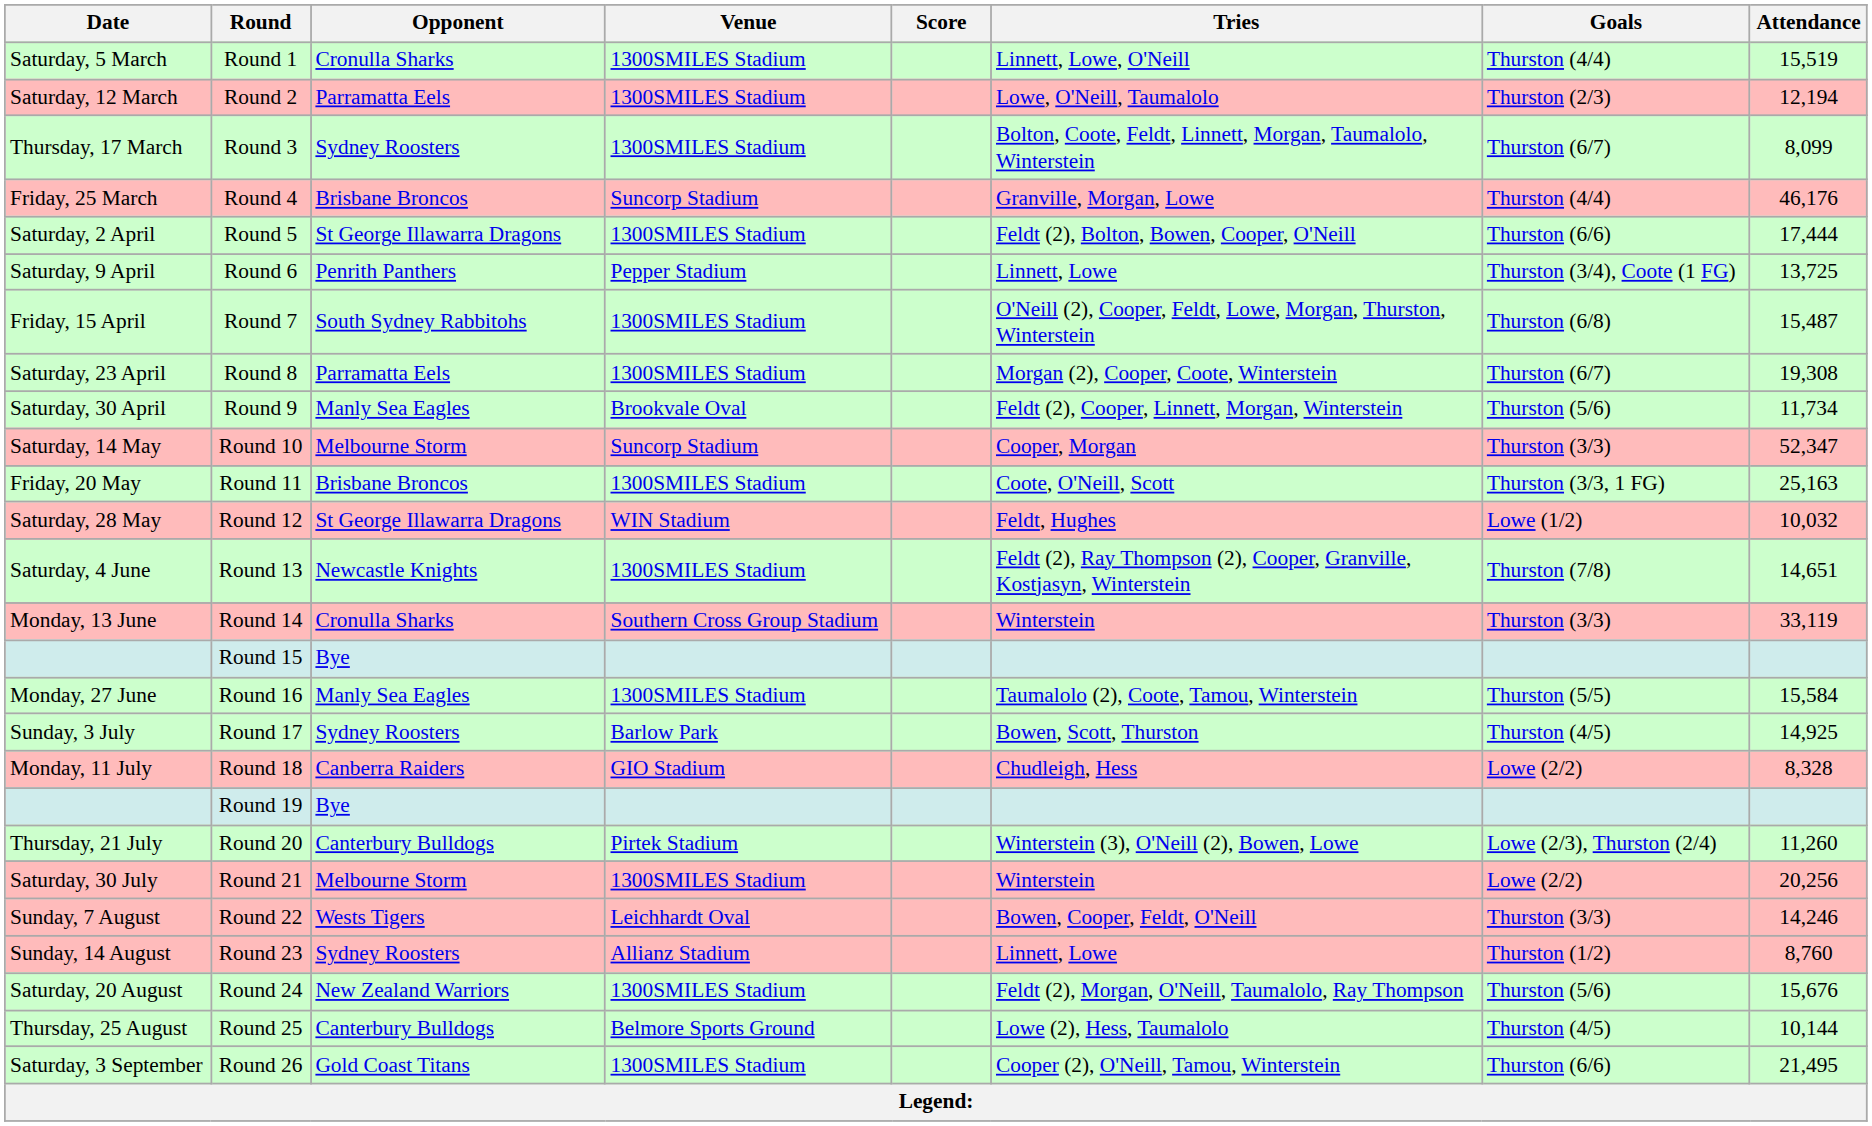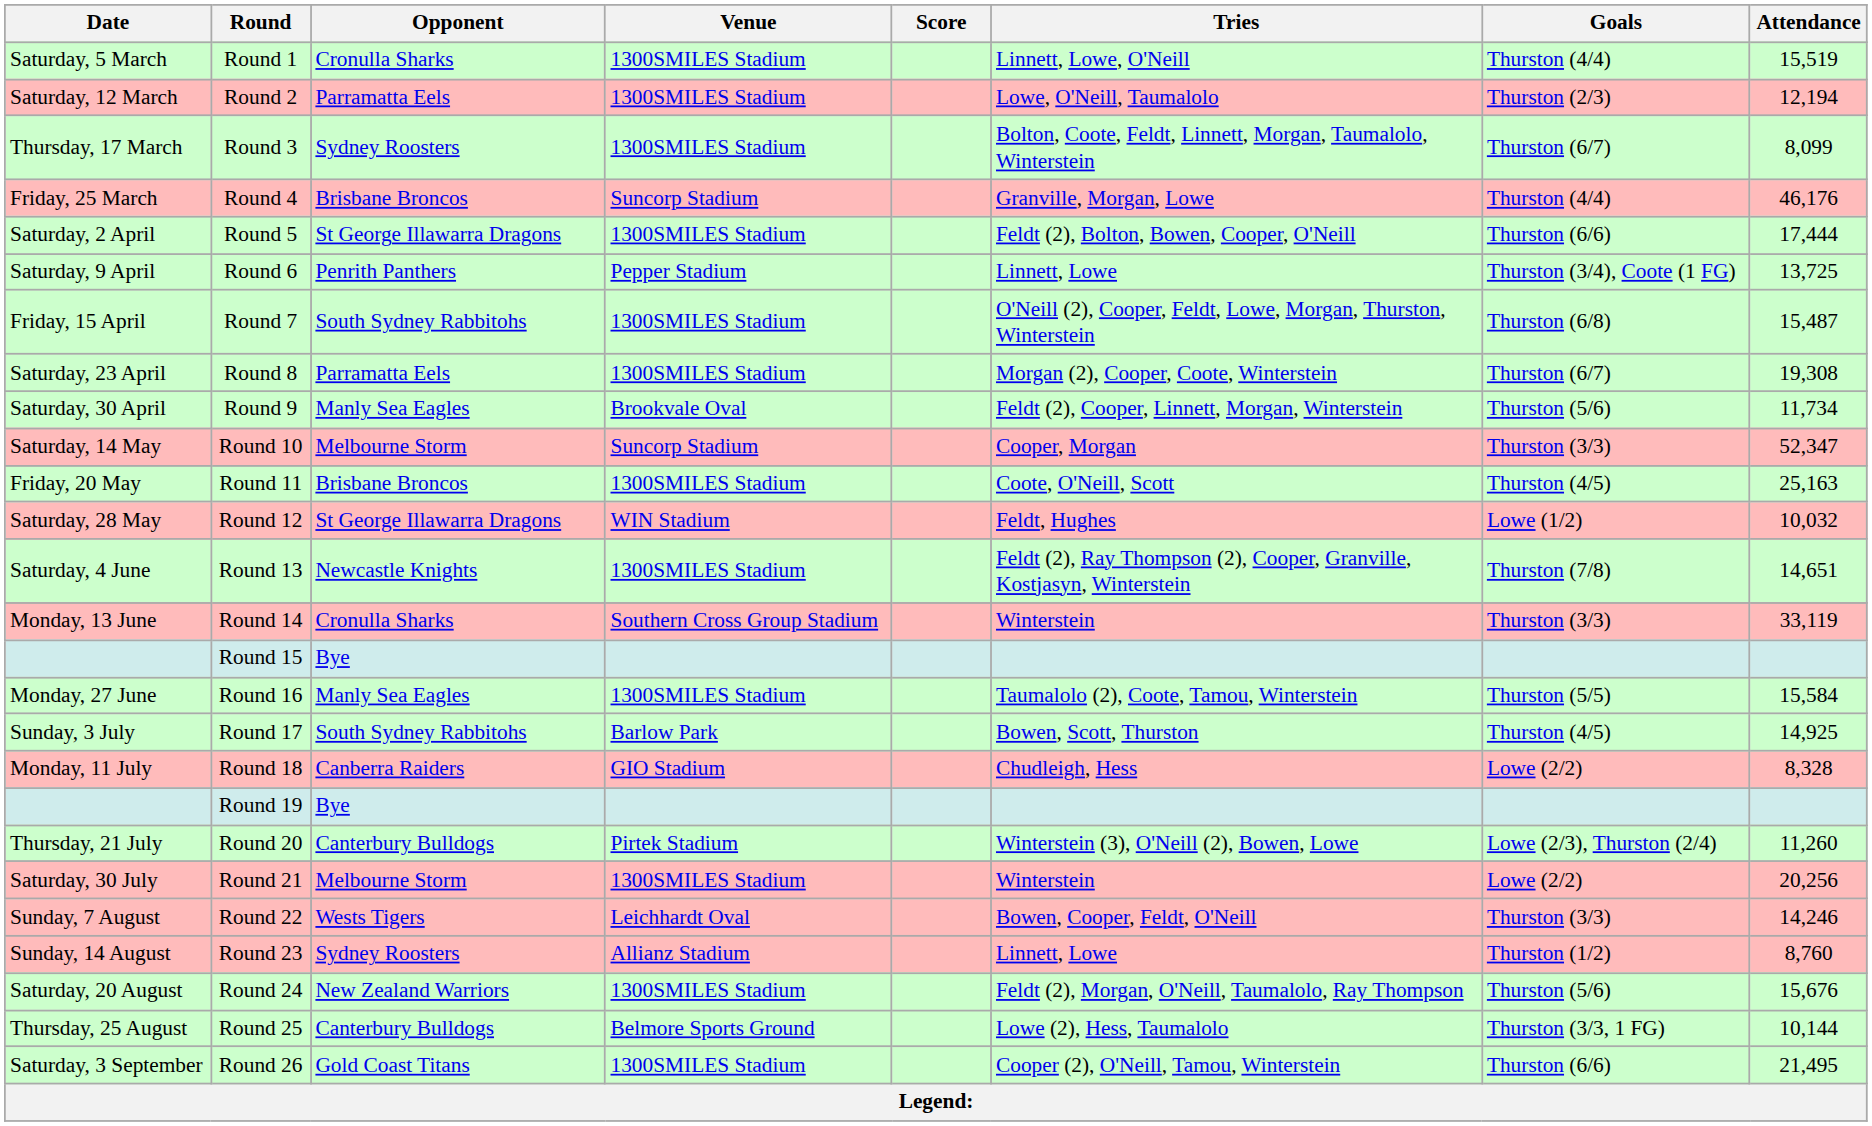(1576, 483) Thurston (3/3, 1 FG) -> (1549, 483) Thurston (4/5)
(388, 731) Sydney Roosters -> (421, 731) South Sydney Rabbitohs
(1549, 1027) Thurston (4/5) -> (1576, 1027) Thurston (3/3, 1 FG)
